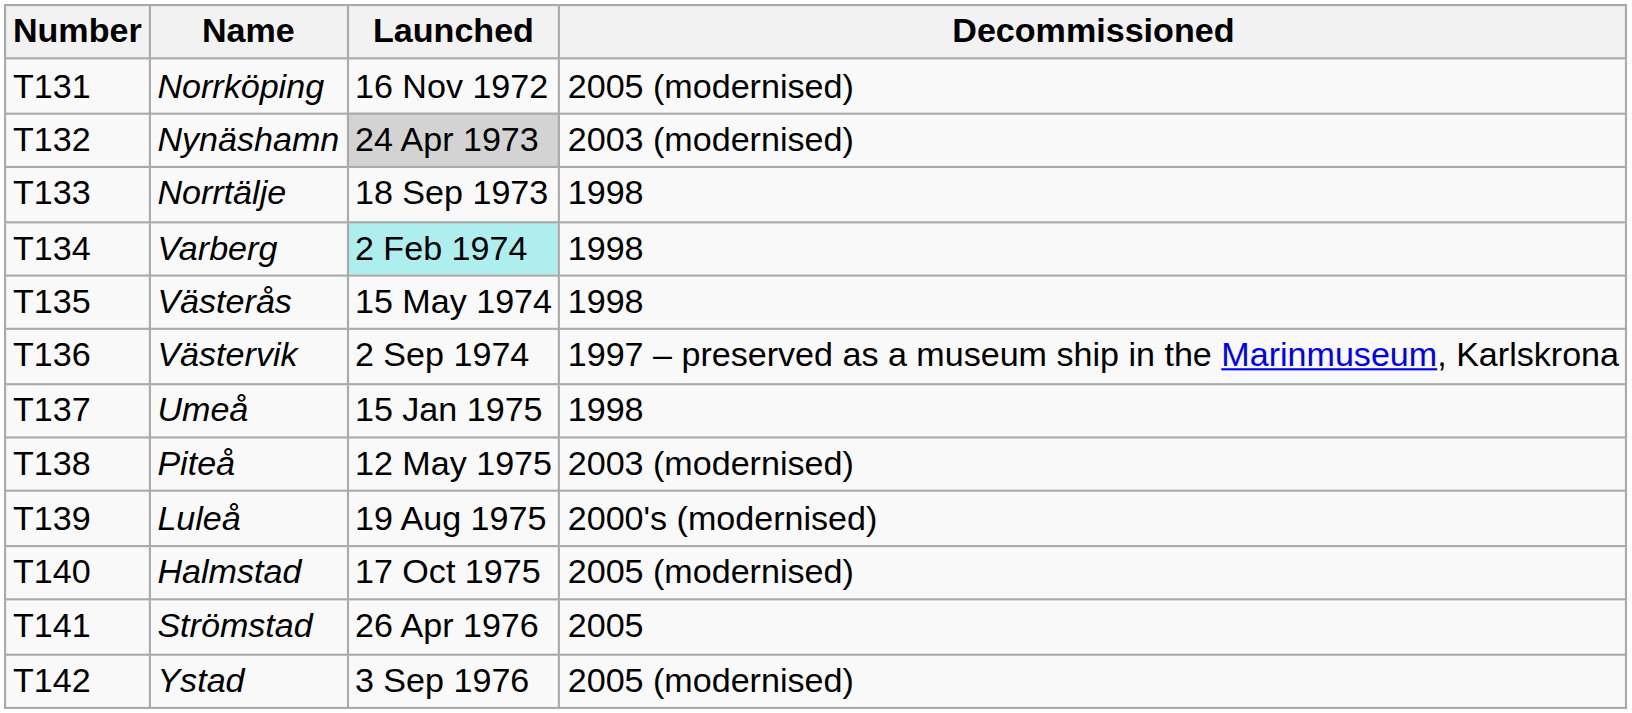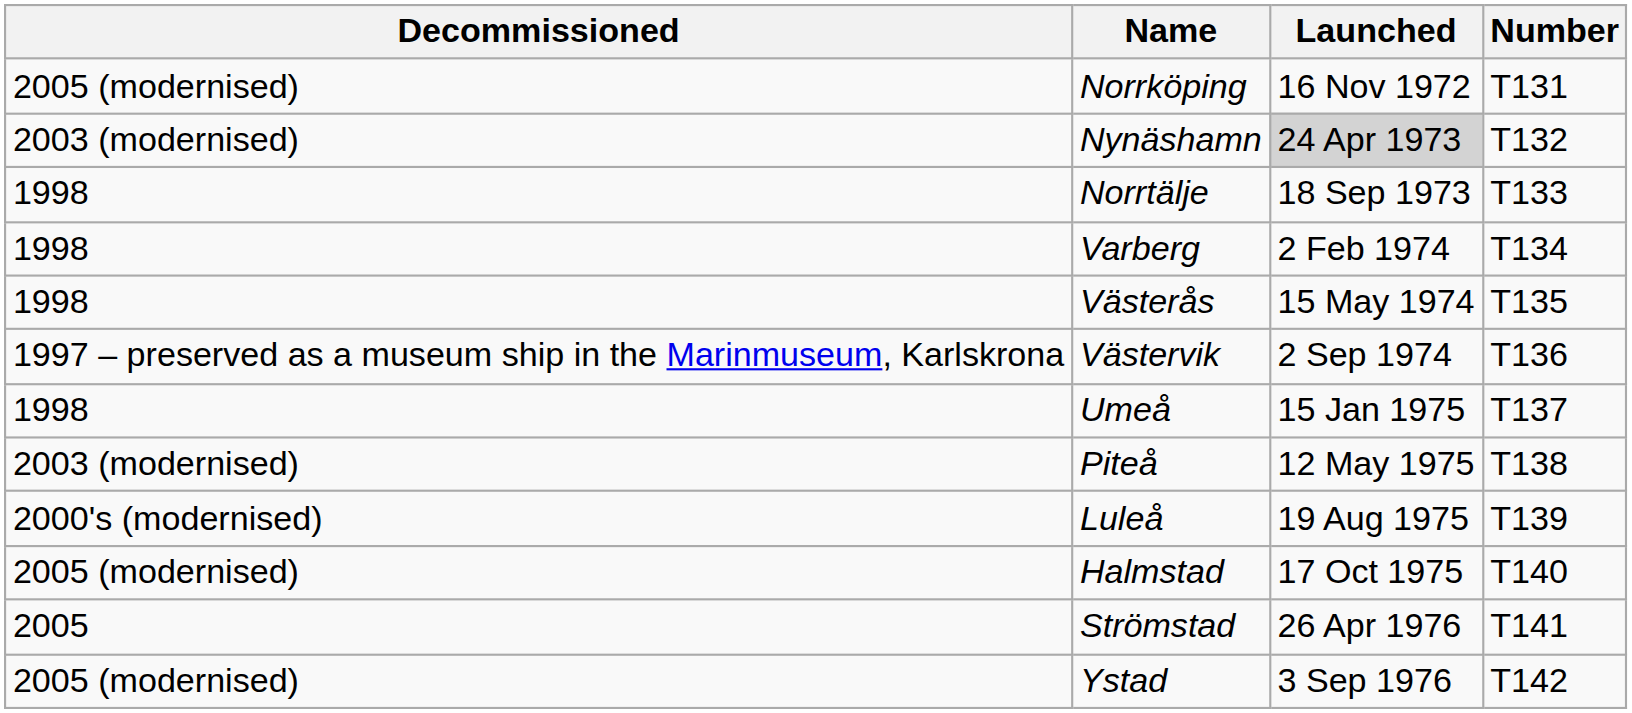columns swapped: (77, 31) <-> (1093, 31)
(441, 247) paleturquoise background -> (1364, 247) no background
